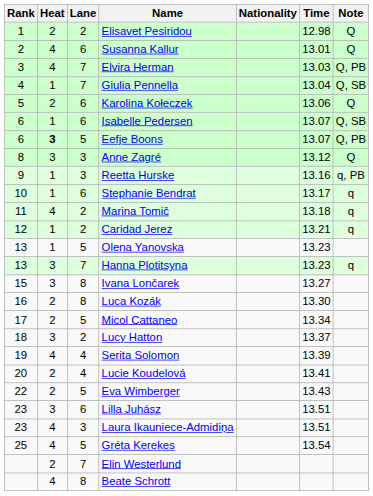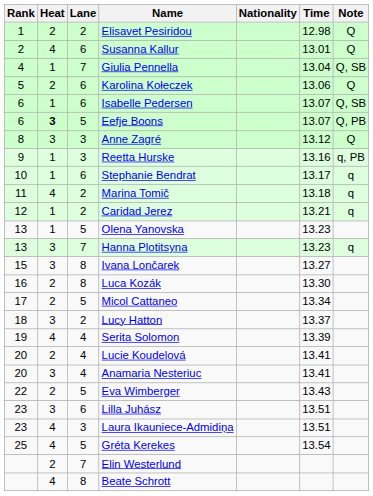- row: (138, 67)
+ row: (151, 373)
